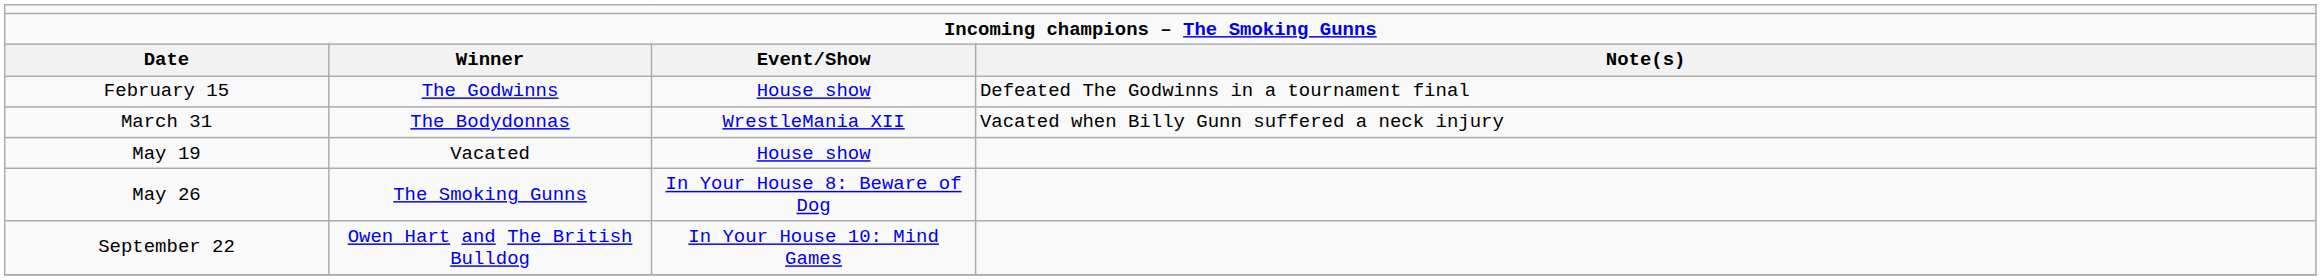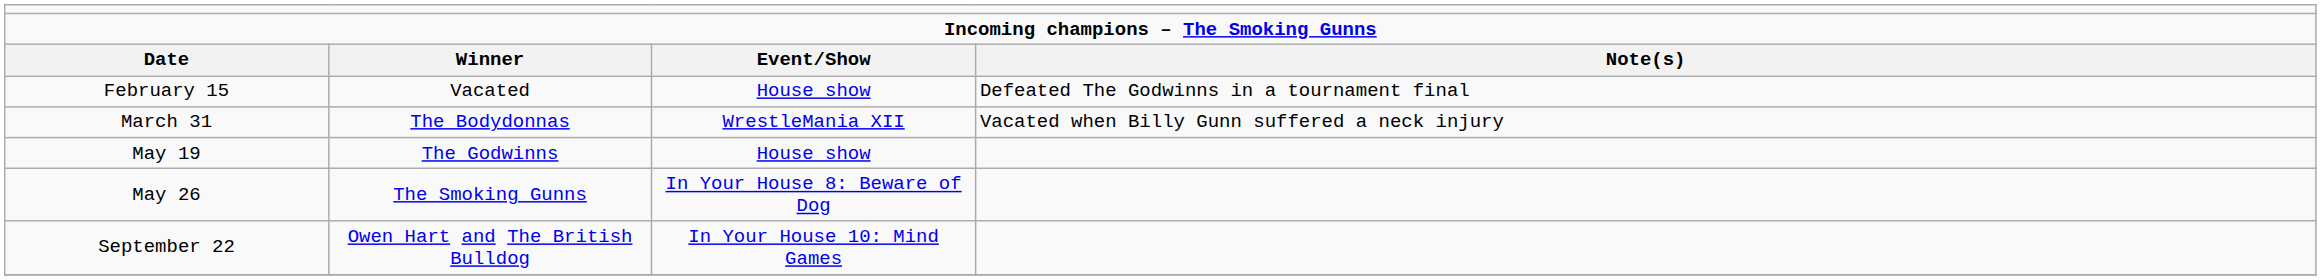(490, 91) The Godwinns -> (490, 91) Vacated
(490, 153) Vacated -> (490, 153) The Godwinns
